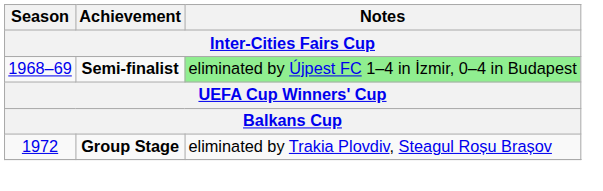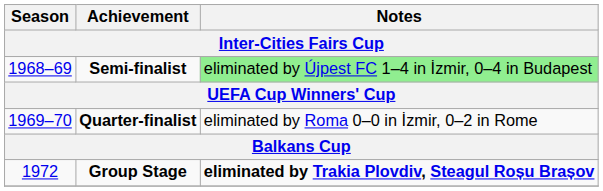+ row: (138, 120)
(370, 146) normal -> (399, 172) bold
